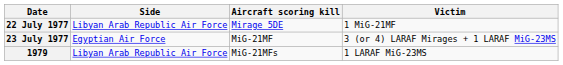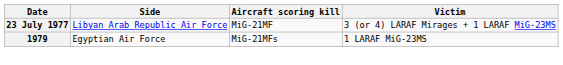- row: (37, 25)
(119, 39) Egyptian Air Force -> (150, 25) Libyan Arab Republic Air Force
(150, 53) Libyan Arab Republic Air Force -> (119, 39) Egyptian Air Force
